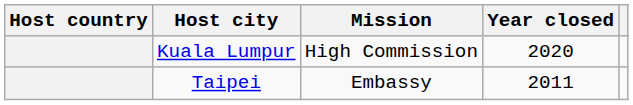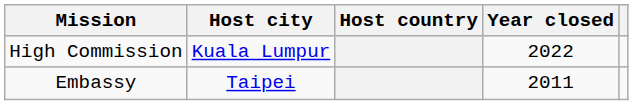columns swapped: (79, 20) <-> (391, 20)
(551, 52) 2020 -> (551, 52) 2022
